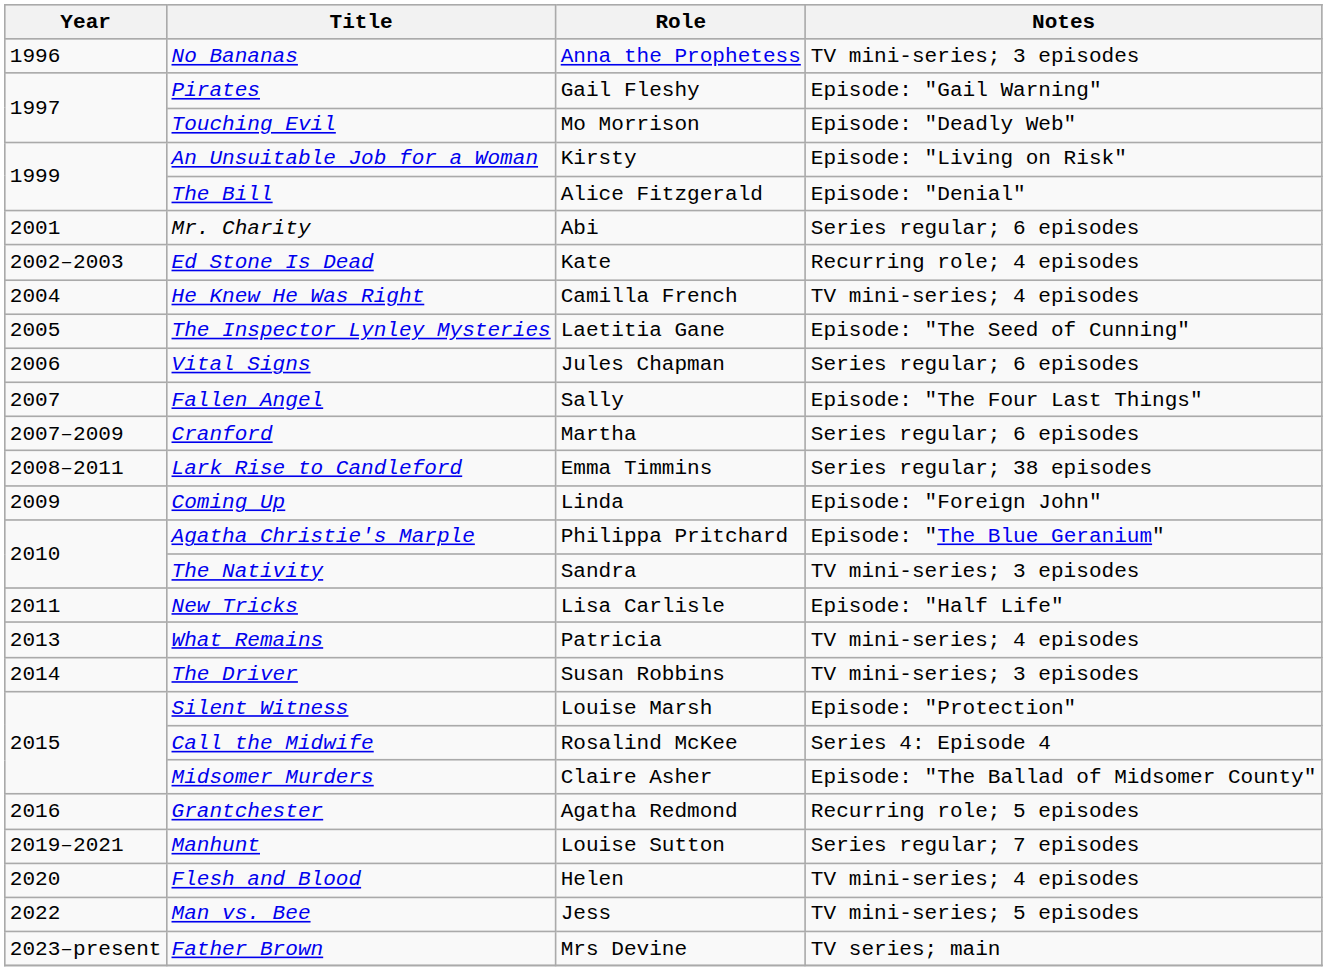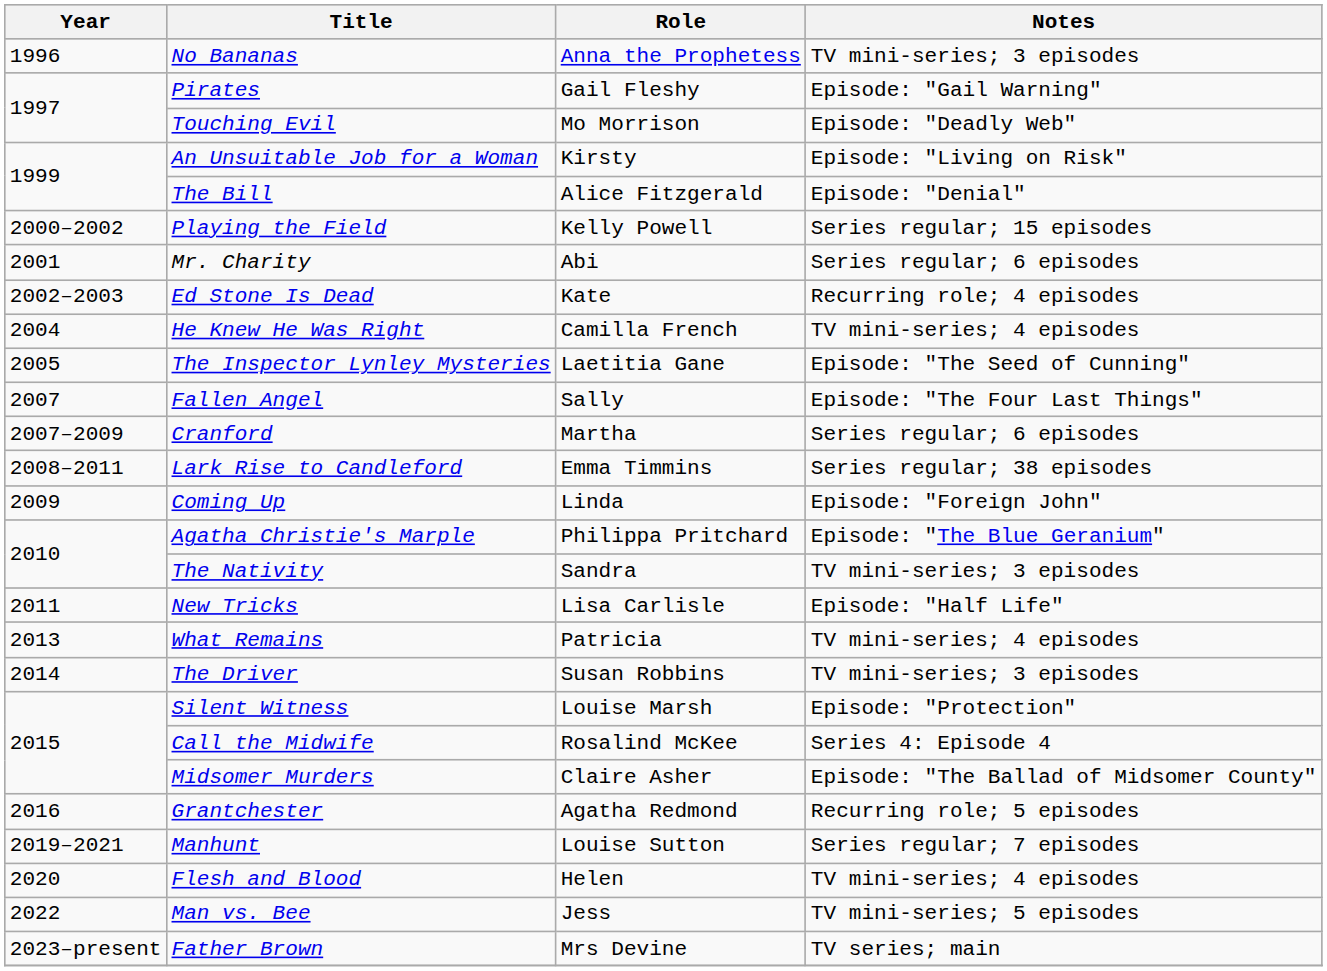+ row: (279, 228)
- row: (241, 365)
